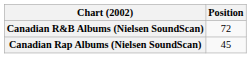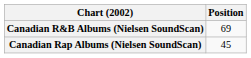(226, 28) 72 -> (226, 28) 69
